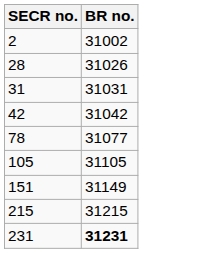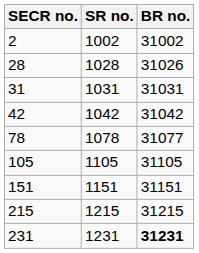+ column: (109, 16)
(106, 187) 31149 -> (162, 187) 31151
